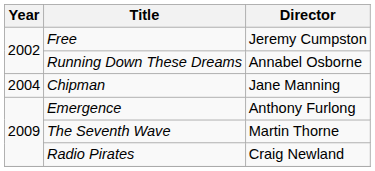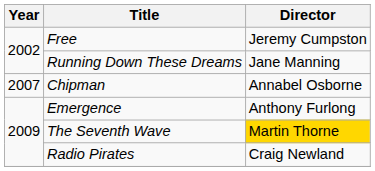(305, 62) Annabel Osborne -> (294, 62) Jane Manning
(24, 85) 2004 -> (24, 85) 2007
(294, 85) Jane Manning -> (305, 85) Annabel Osborne
(294, 131) no background -> (294, 131) gold background
